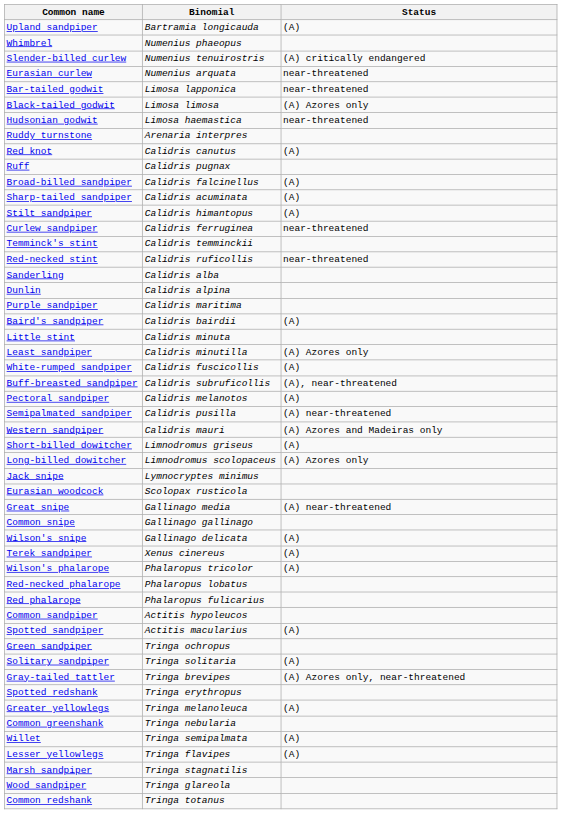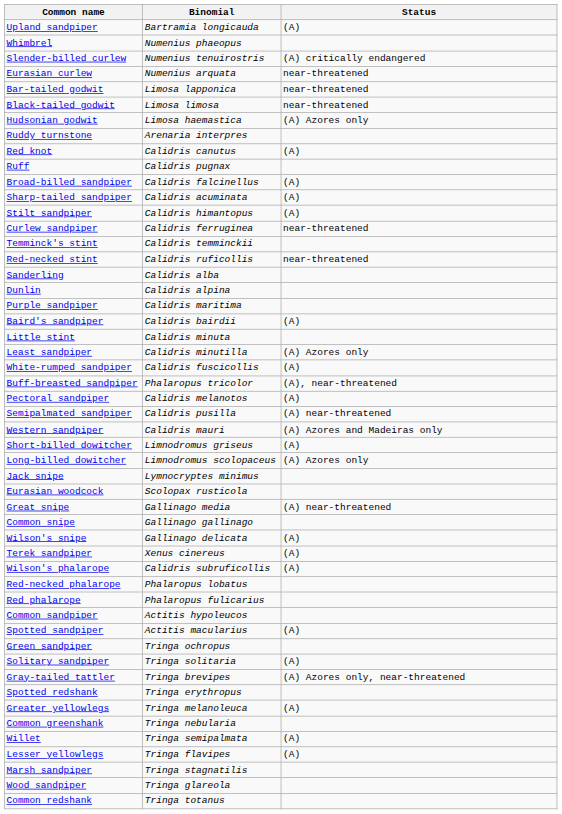(326, 105) (A) Azores only -> (326, 105) near-threatened
(326, 120) near-threatened -> (326, 120) (A) Azores only
(207, 383) Calidris subruficollis -> (199, 383) Phalaropus tricolor
(199, 569) Phalaropus tricolor -> (207, 569) Calidris subruficollis
